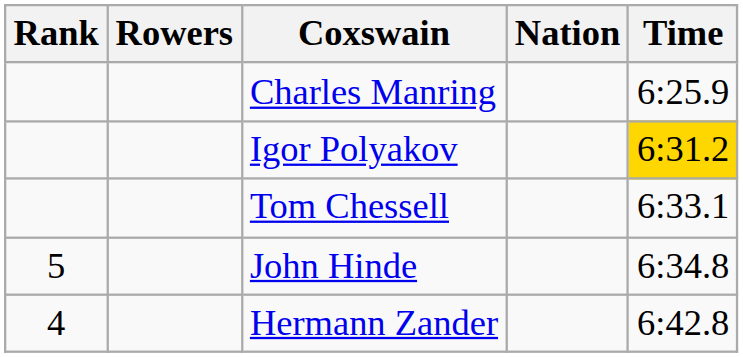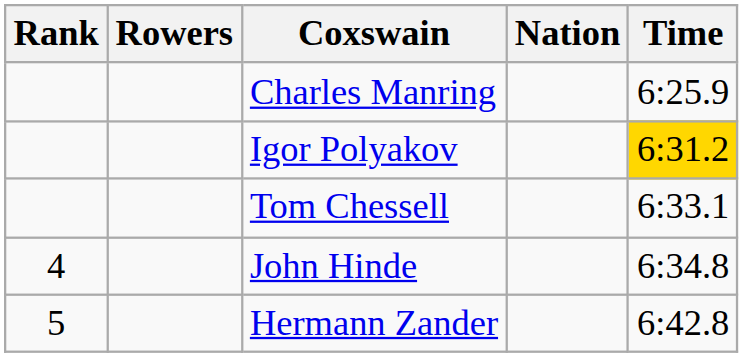(56, 264) 5 -> (56, 264) 4
(56, 322) 4 -> (56, 322) 5
